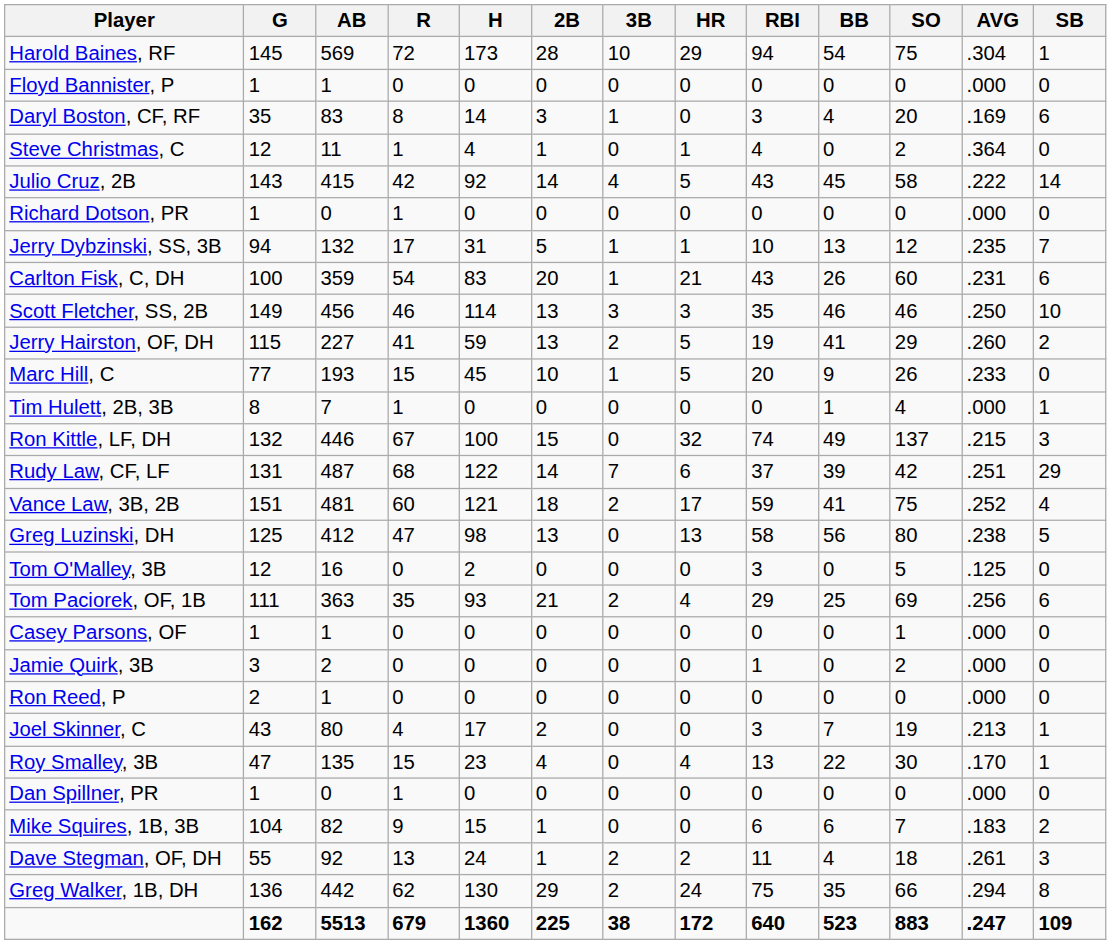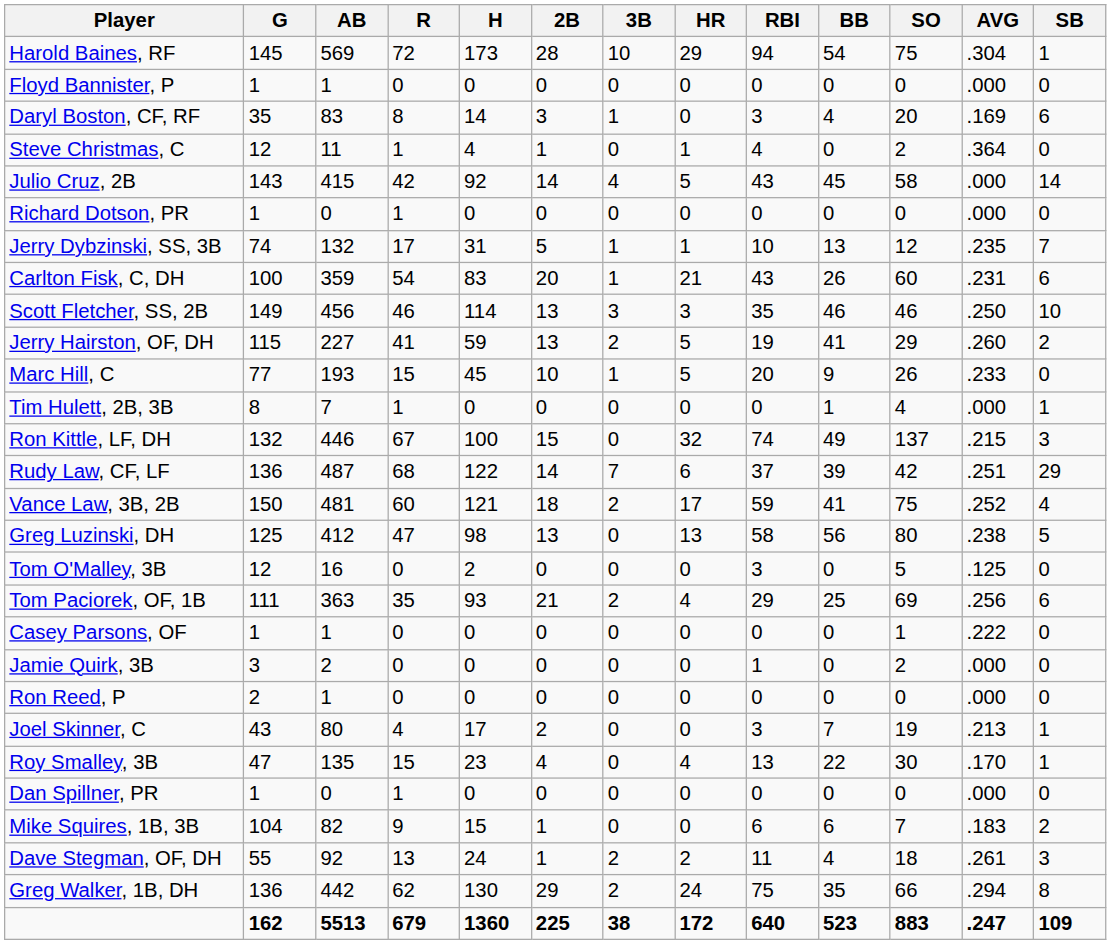(986, 181) .222 -> (986, 181) .000
(260, 246) 94 -> (260, 246) 74
(266, 471) 131 -> (266, 471) 136
(266, 504) 151 -> (266, 504) 150
(986, 632) .000 -> (986, 632) .222
